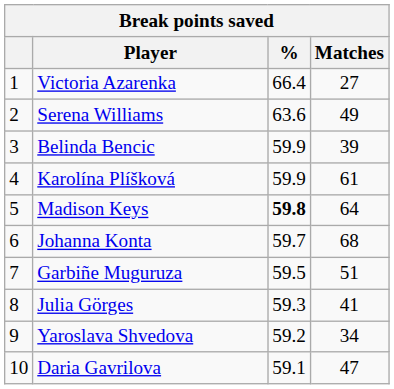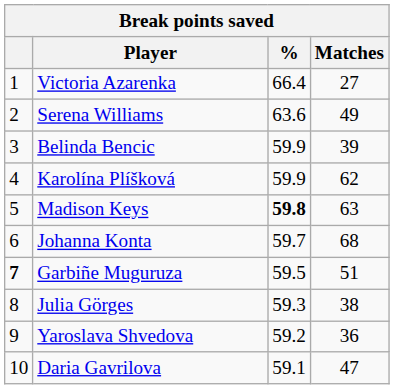(349, 178) 61 -> (349, 178) 62
(349, 210) 64 -> (349, 210) 63
(14, 273) normal -> (14, 273) bold
(349, 304) 41 -> (349, 304) 38
(349, 336) 34 -> (349, 336) 36
